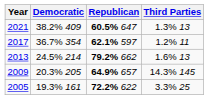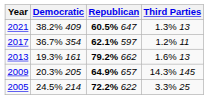(58, 57) 24.5% 214 -> (58, 57) 19.3% 161
(58, 87) 19.3% 161 -> (58, 87) 24.5% 214
